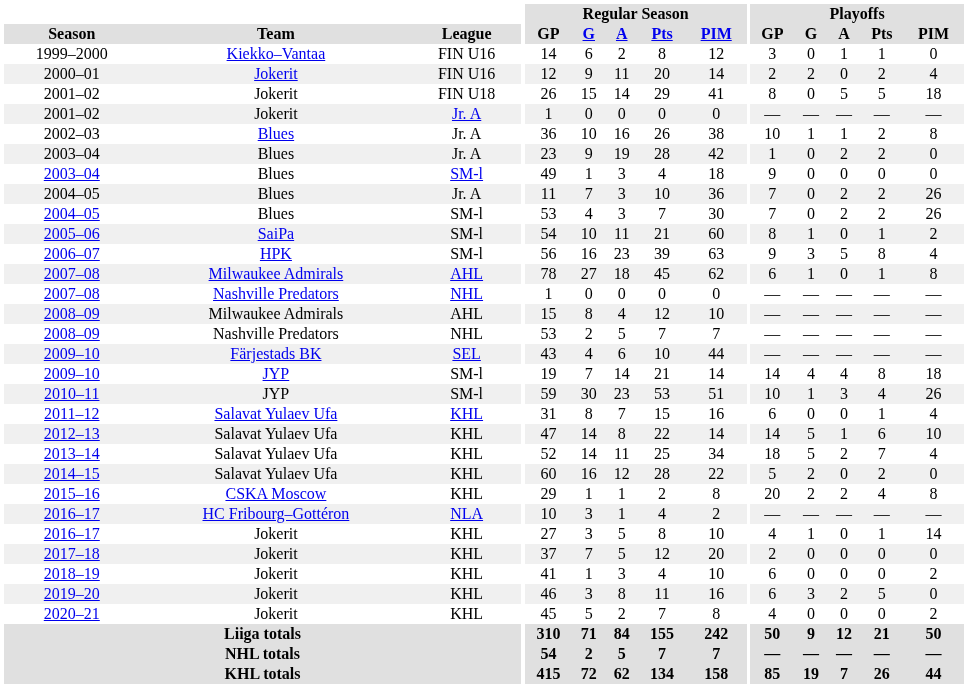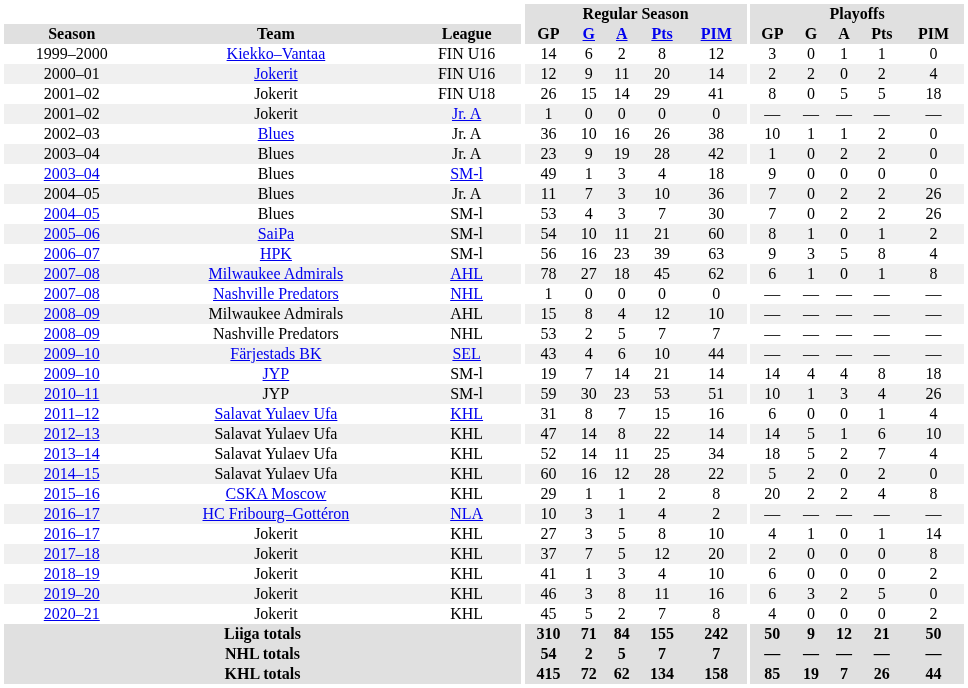(934, 134) 8 -> (934, 134) 0
(934, 554) 0 -> (934, 554) 8
